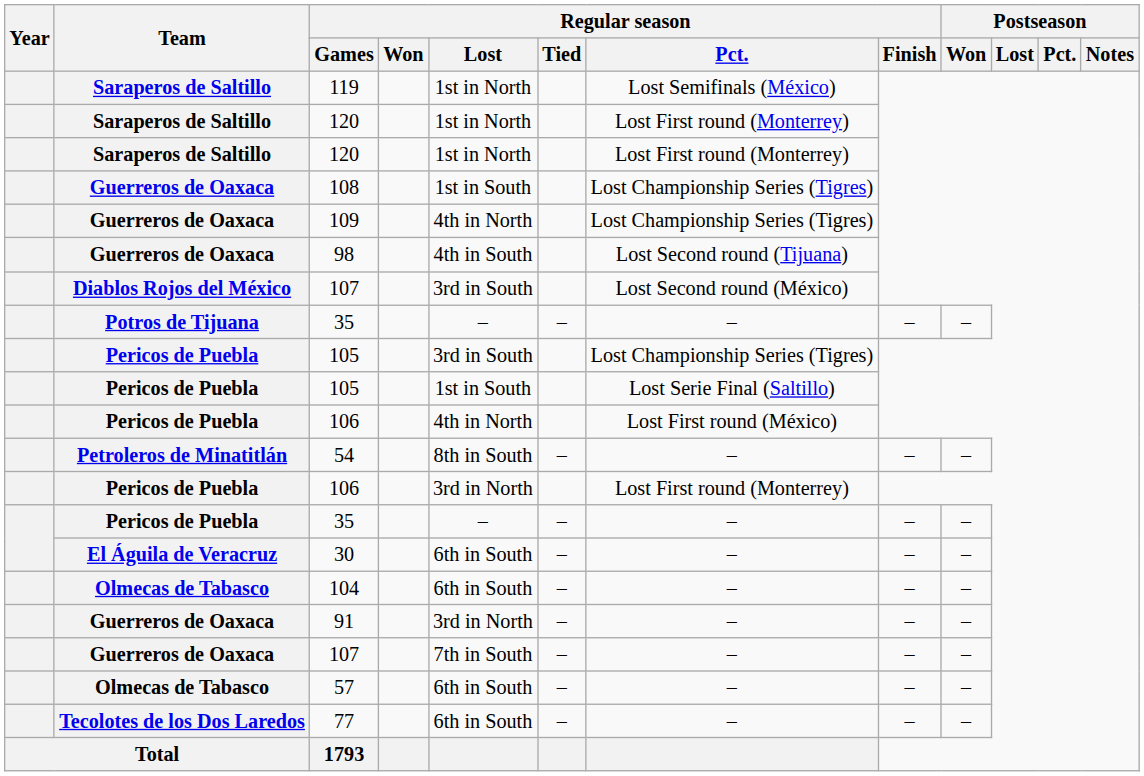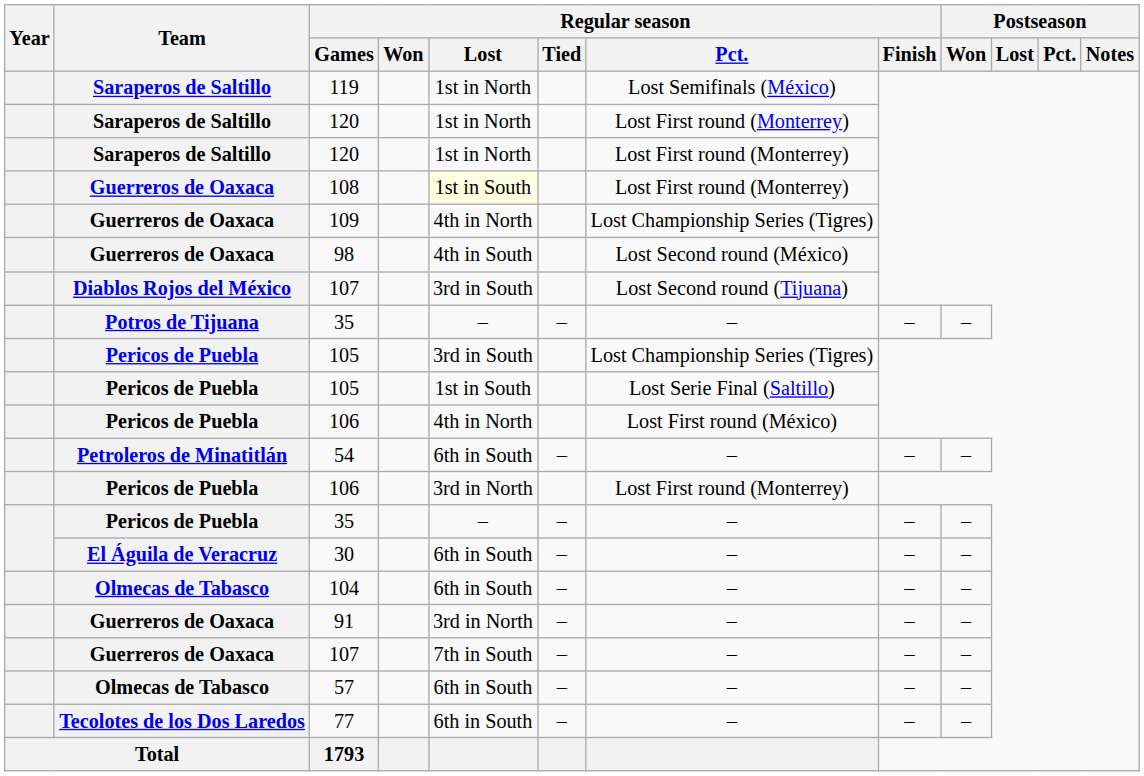(483, 188) no background -> (483, 188) lightyellow background
(732, 188) Lost Championship Series (Tigres) -> (732, 188) Lost First round (Monterrey)
(732, 254) Lost Second round (Tijuana) -> (732, 254) Lost Second round (México)
(732, 288) Lost Second round (México) -> (732, 288) Lost Second round (Tijuana)
(483, 454) 8th in South -> (483, 454) 6th in South
